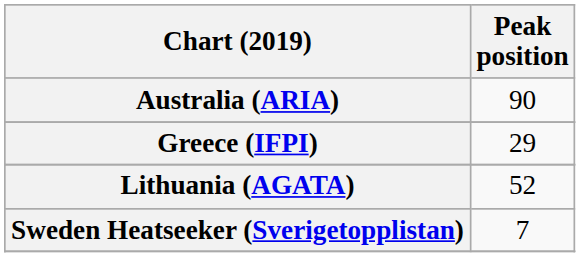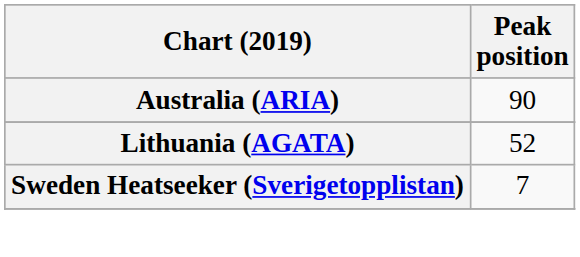- row: (238, 142)
